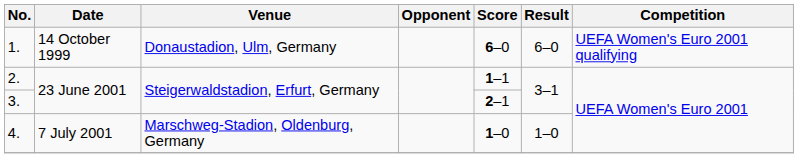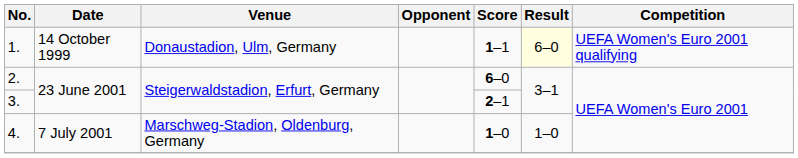(497, 47) 6–0 -> (497, 47) 1–1
(546, 47) no background -> (546, 47) lightyellow background
(497, 78) 1–1 -> (497, 78) 6–0
